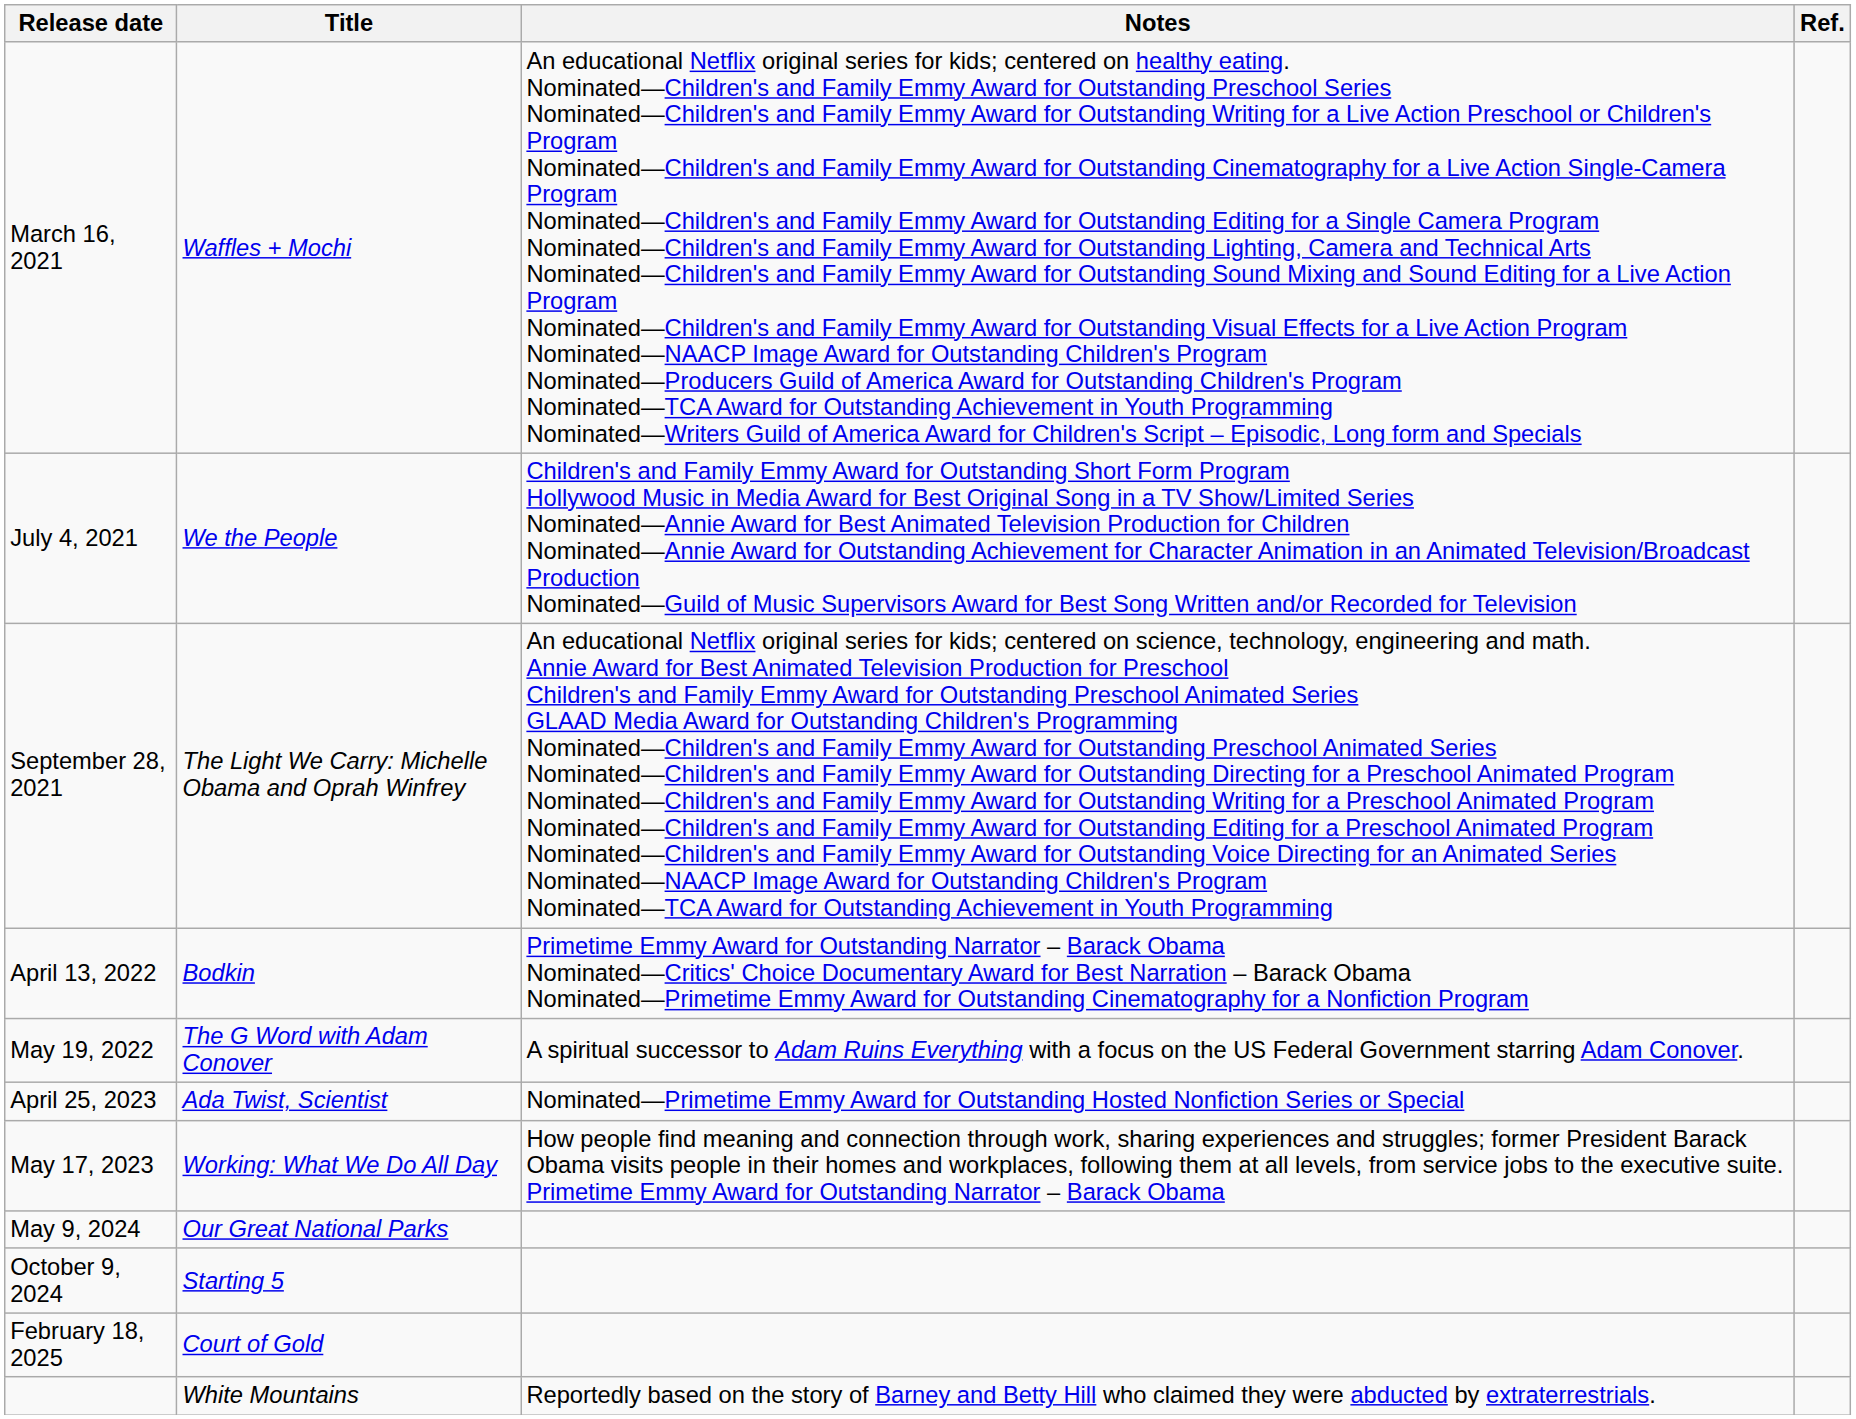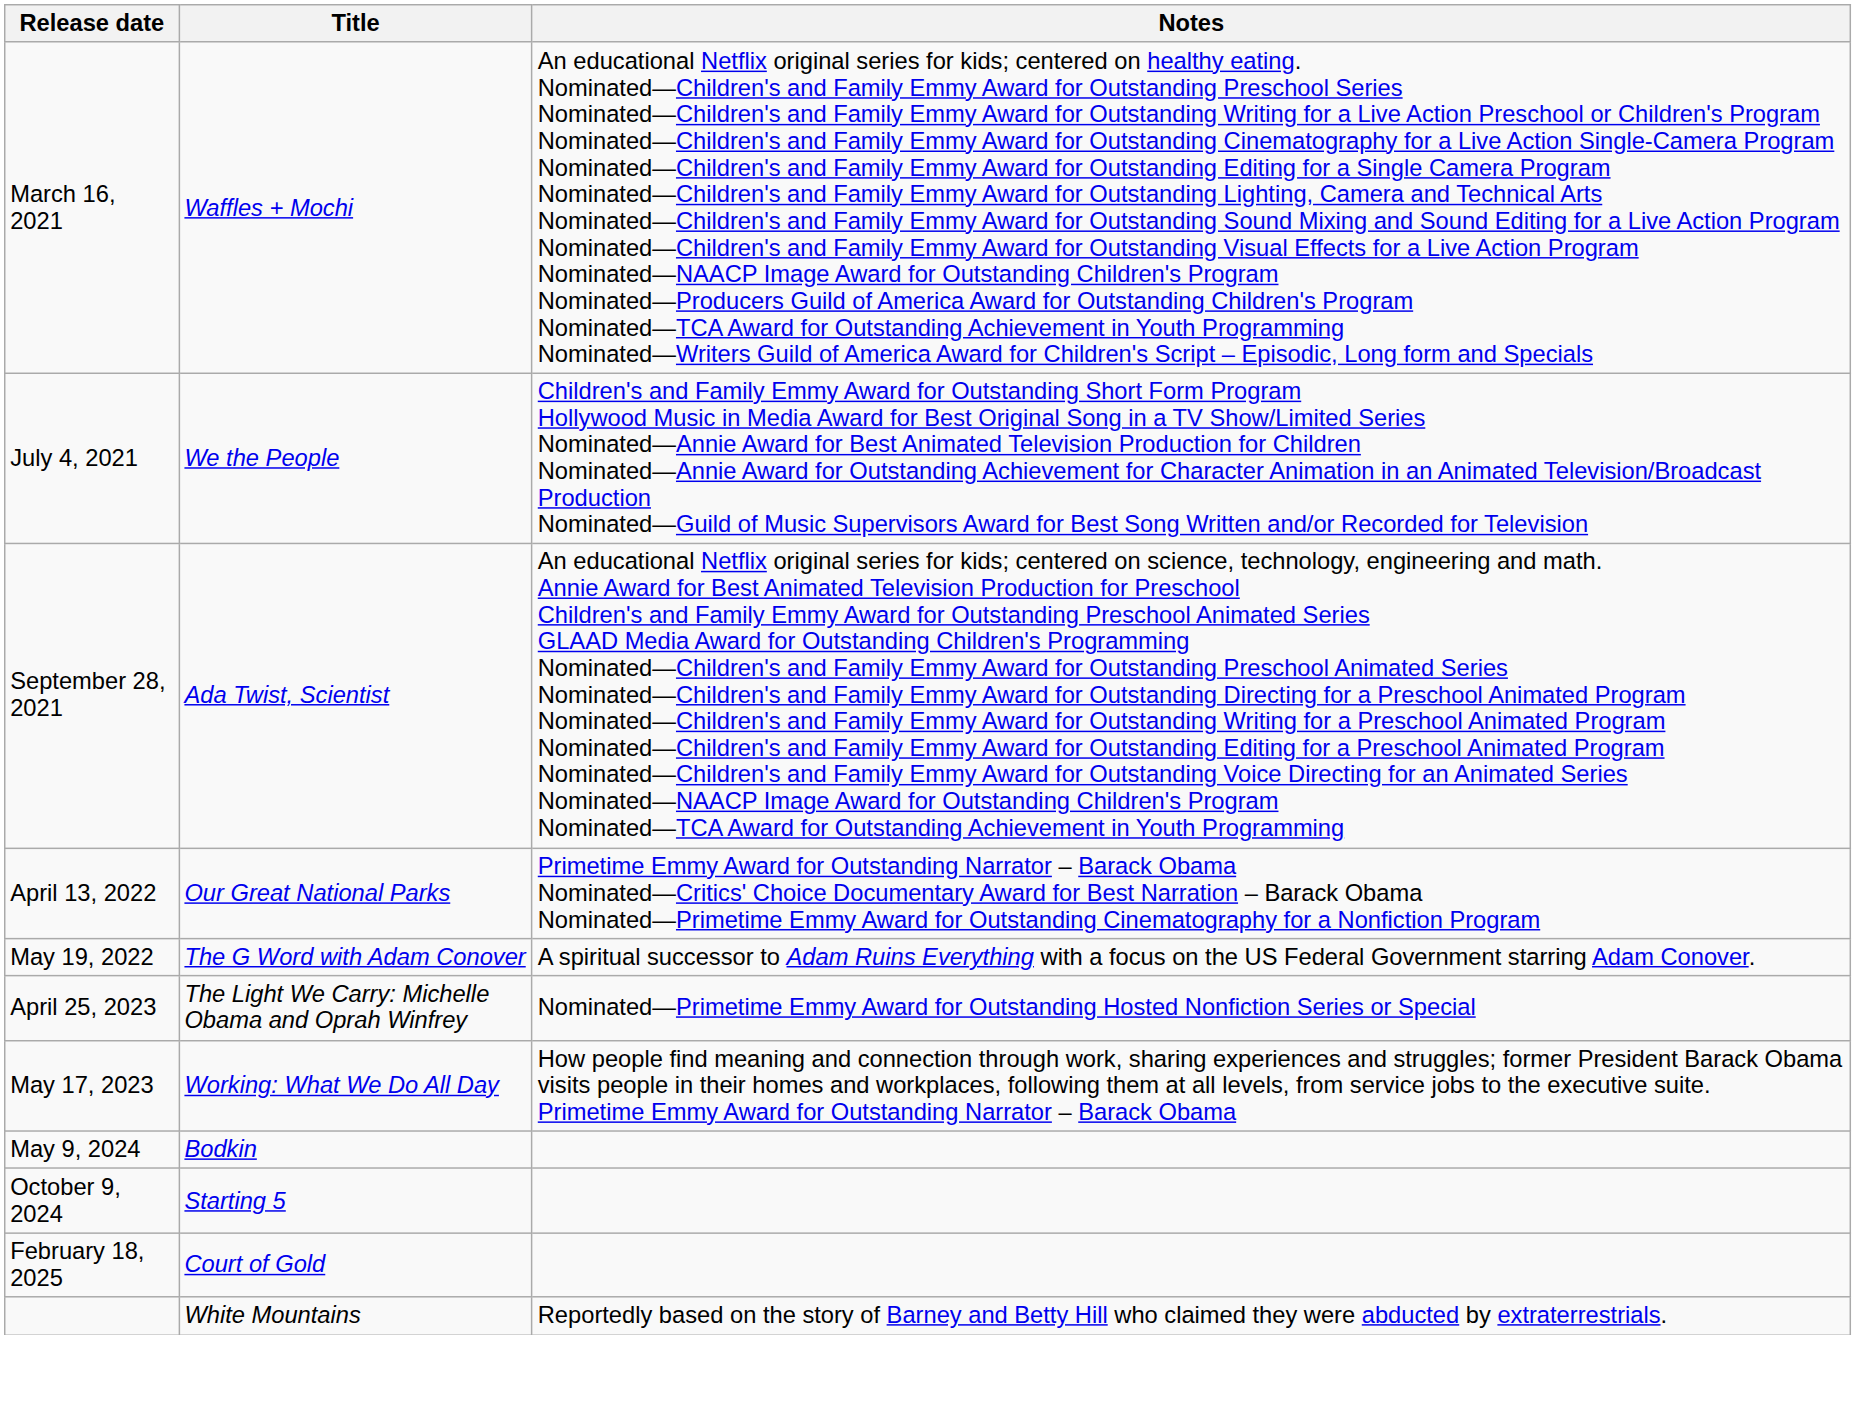- column: (1822, 23)
(335, 775) The Light We Carry: Michelle Obama and Oprah Winfrey -> (287, 695) Ada Twist, Scientist
(219, 972) Bodkin -> (317, 892) Our Great National Parks
(285, 1101) Ada Twist, Scientist -> (337, 1007) The Light We Carry: Michelle Obama and Oprah Winfrey
(315, 1229) Our Great National Parks -> (221, 1149) Bodkin
